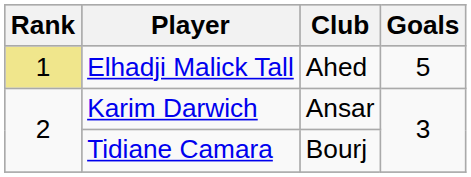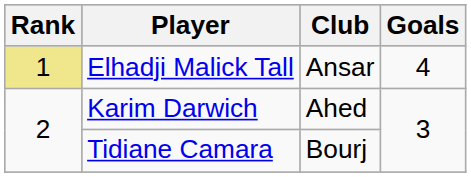(336, 66) Ahed -> (340, 66) Ansar
(423, 66) 5 -> (423, 66) 4
(340, 108) Ansar -> (336, 108) Ahed
